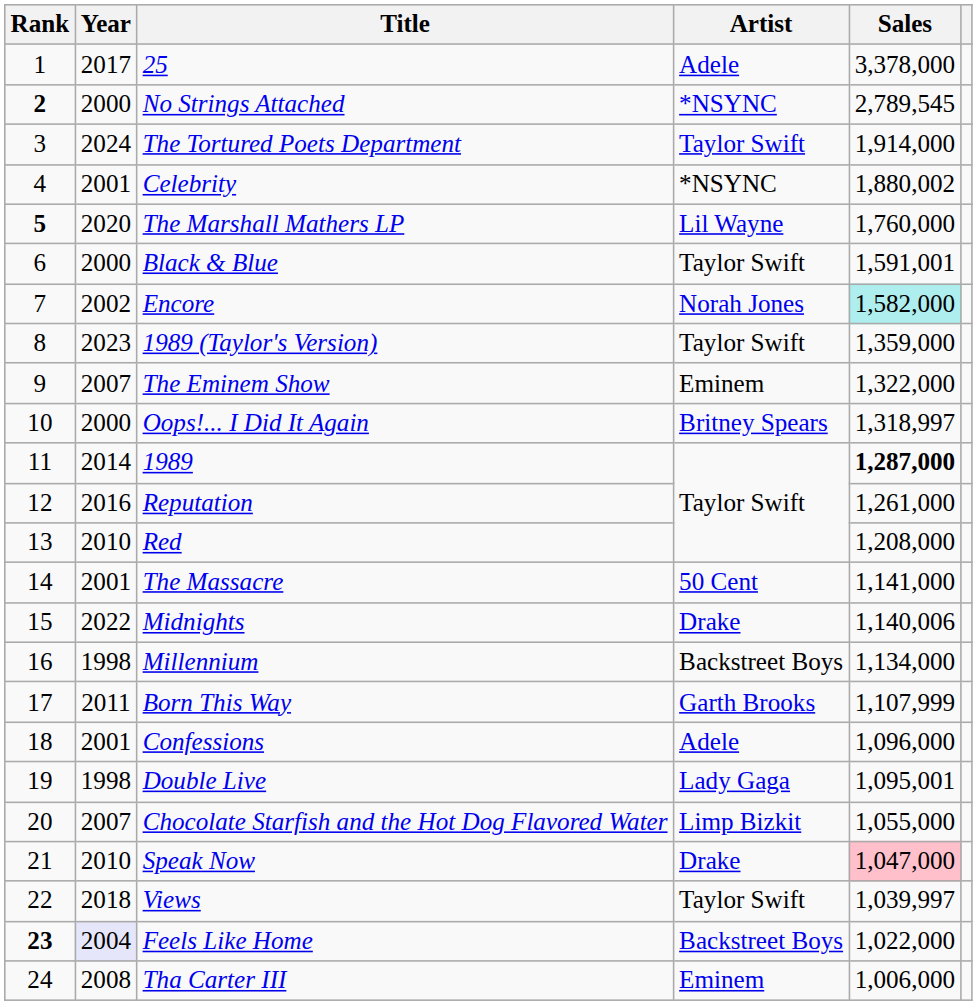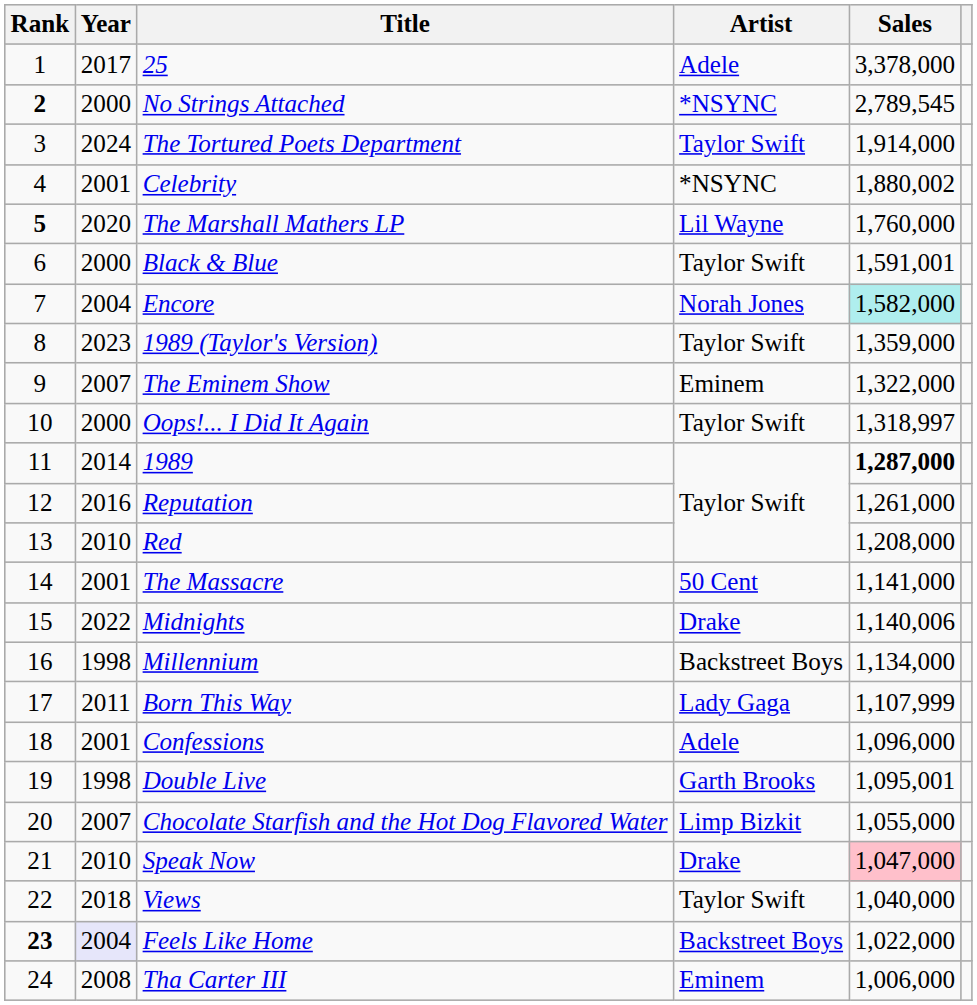(106, 303) 2002 -> (106, 303) 2004
(753, 422) Britney Spears -> (742, 422) Taylor Swift
(747, 701) Garth Brooks -> (735, 701) Lady Gaga
(735, 781) Lady Gaga -> (747, 781) Garth Brooks
(905, 900) 1,039,997 -> (905, 900) 1,040,000
